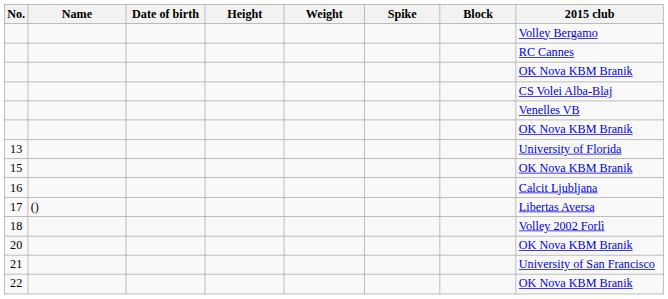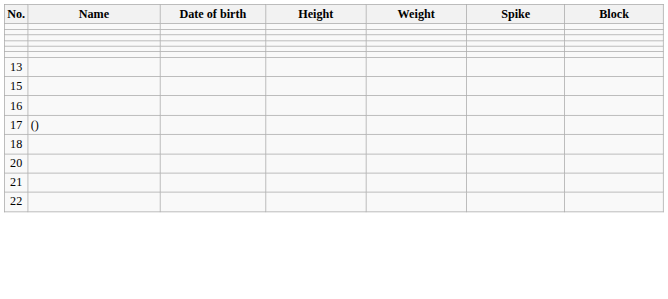- column: (590, 14)
